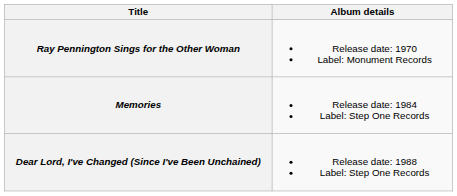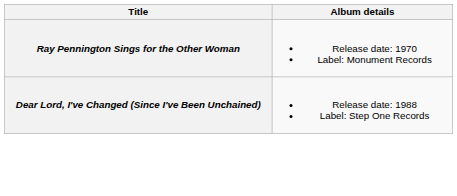- row: (138, 105)
